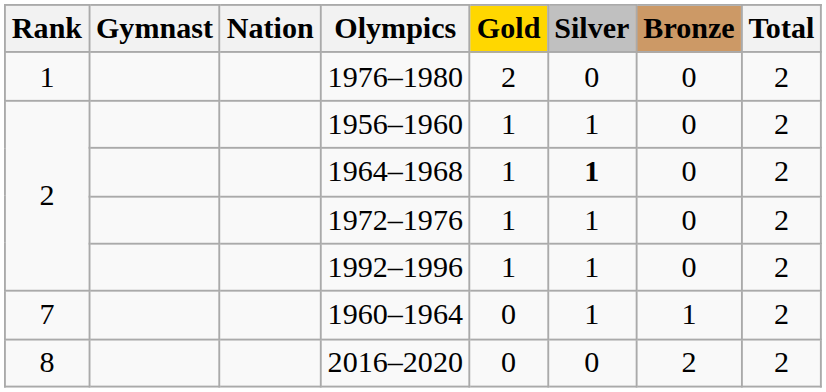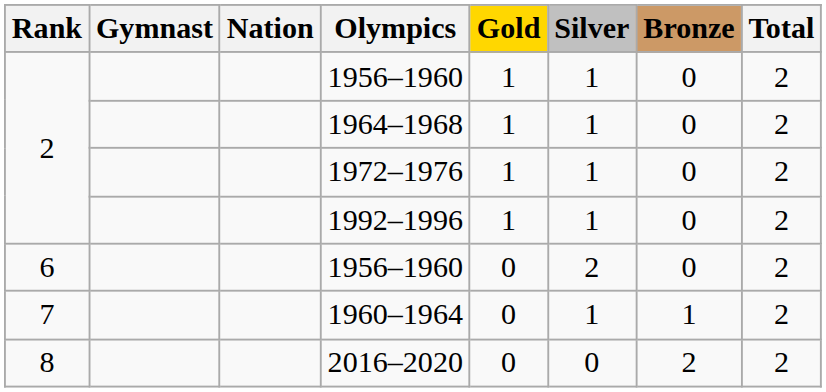- row: (47, 76)
(592, 171) bold -> (592, 123) normal
+ row: (47, 266)
